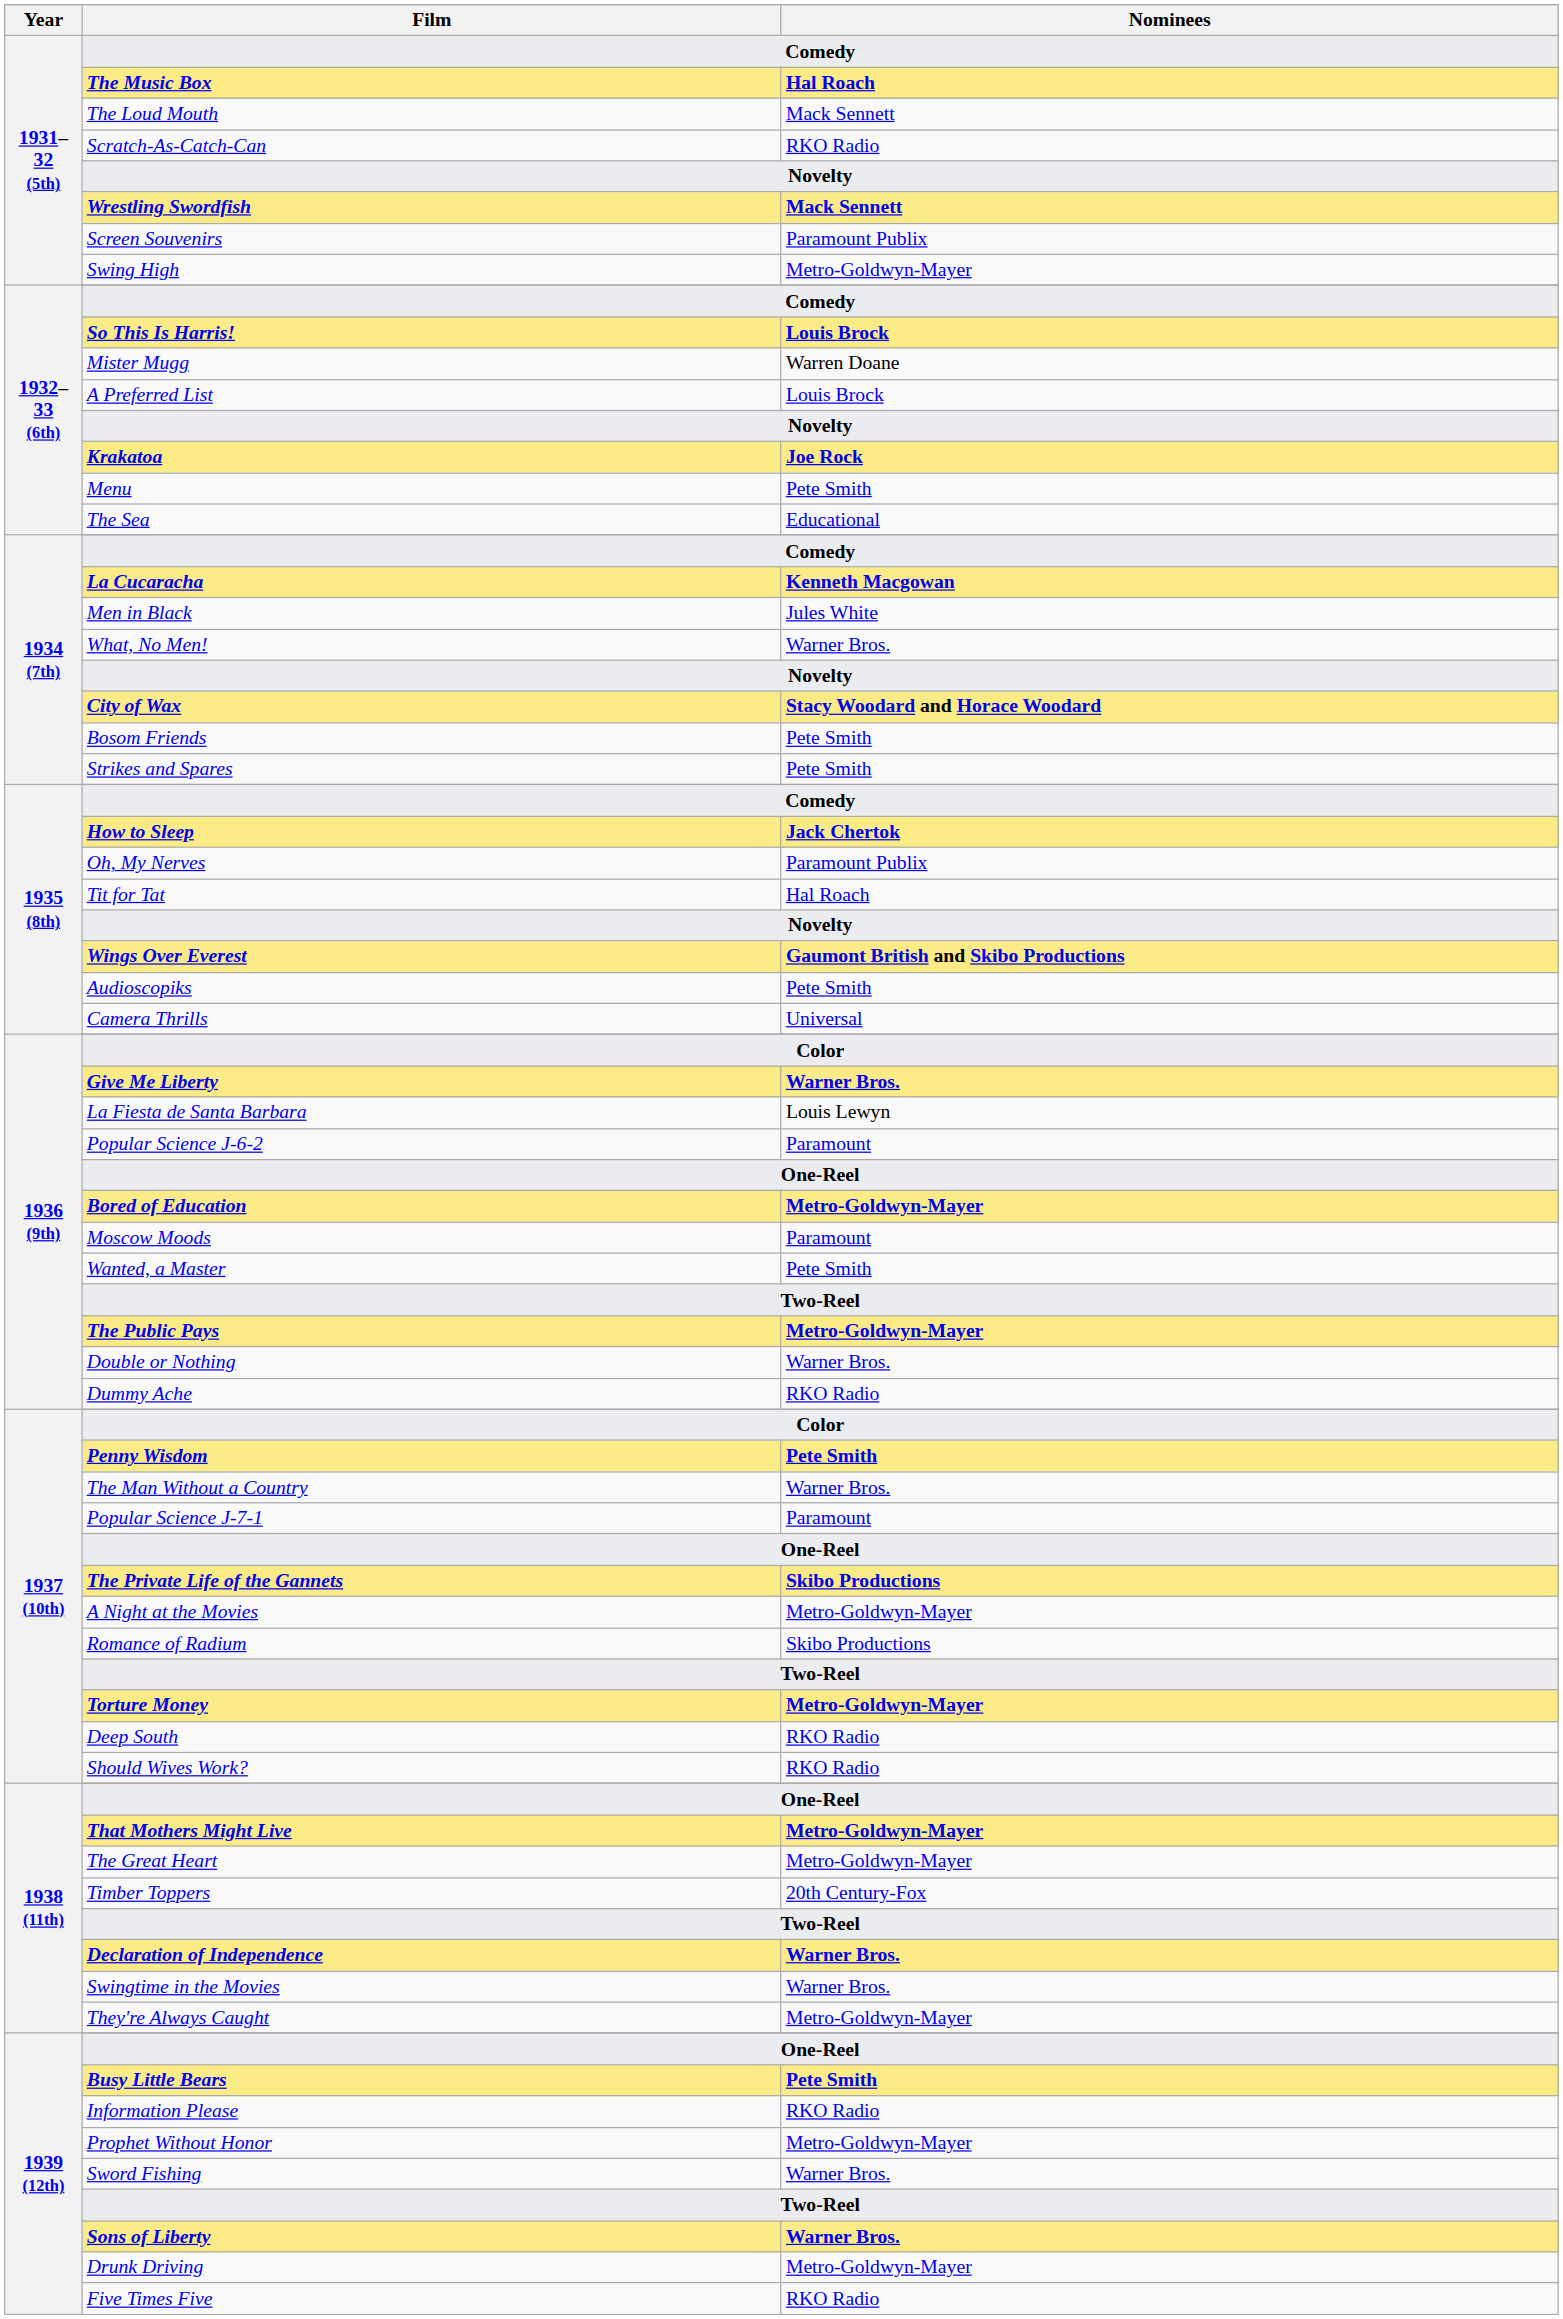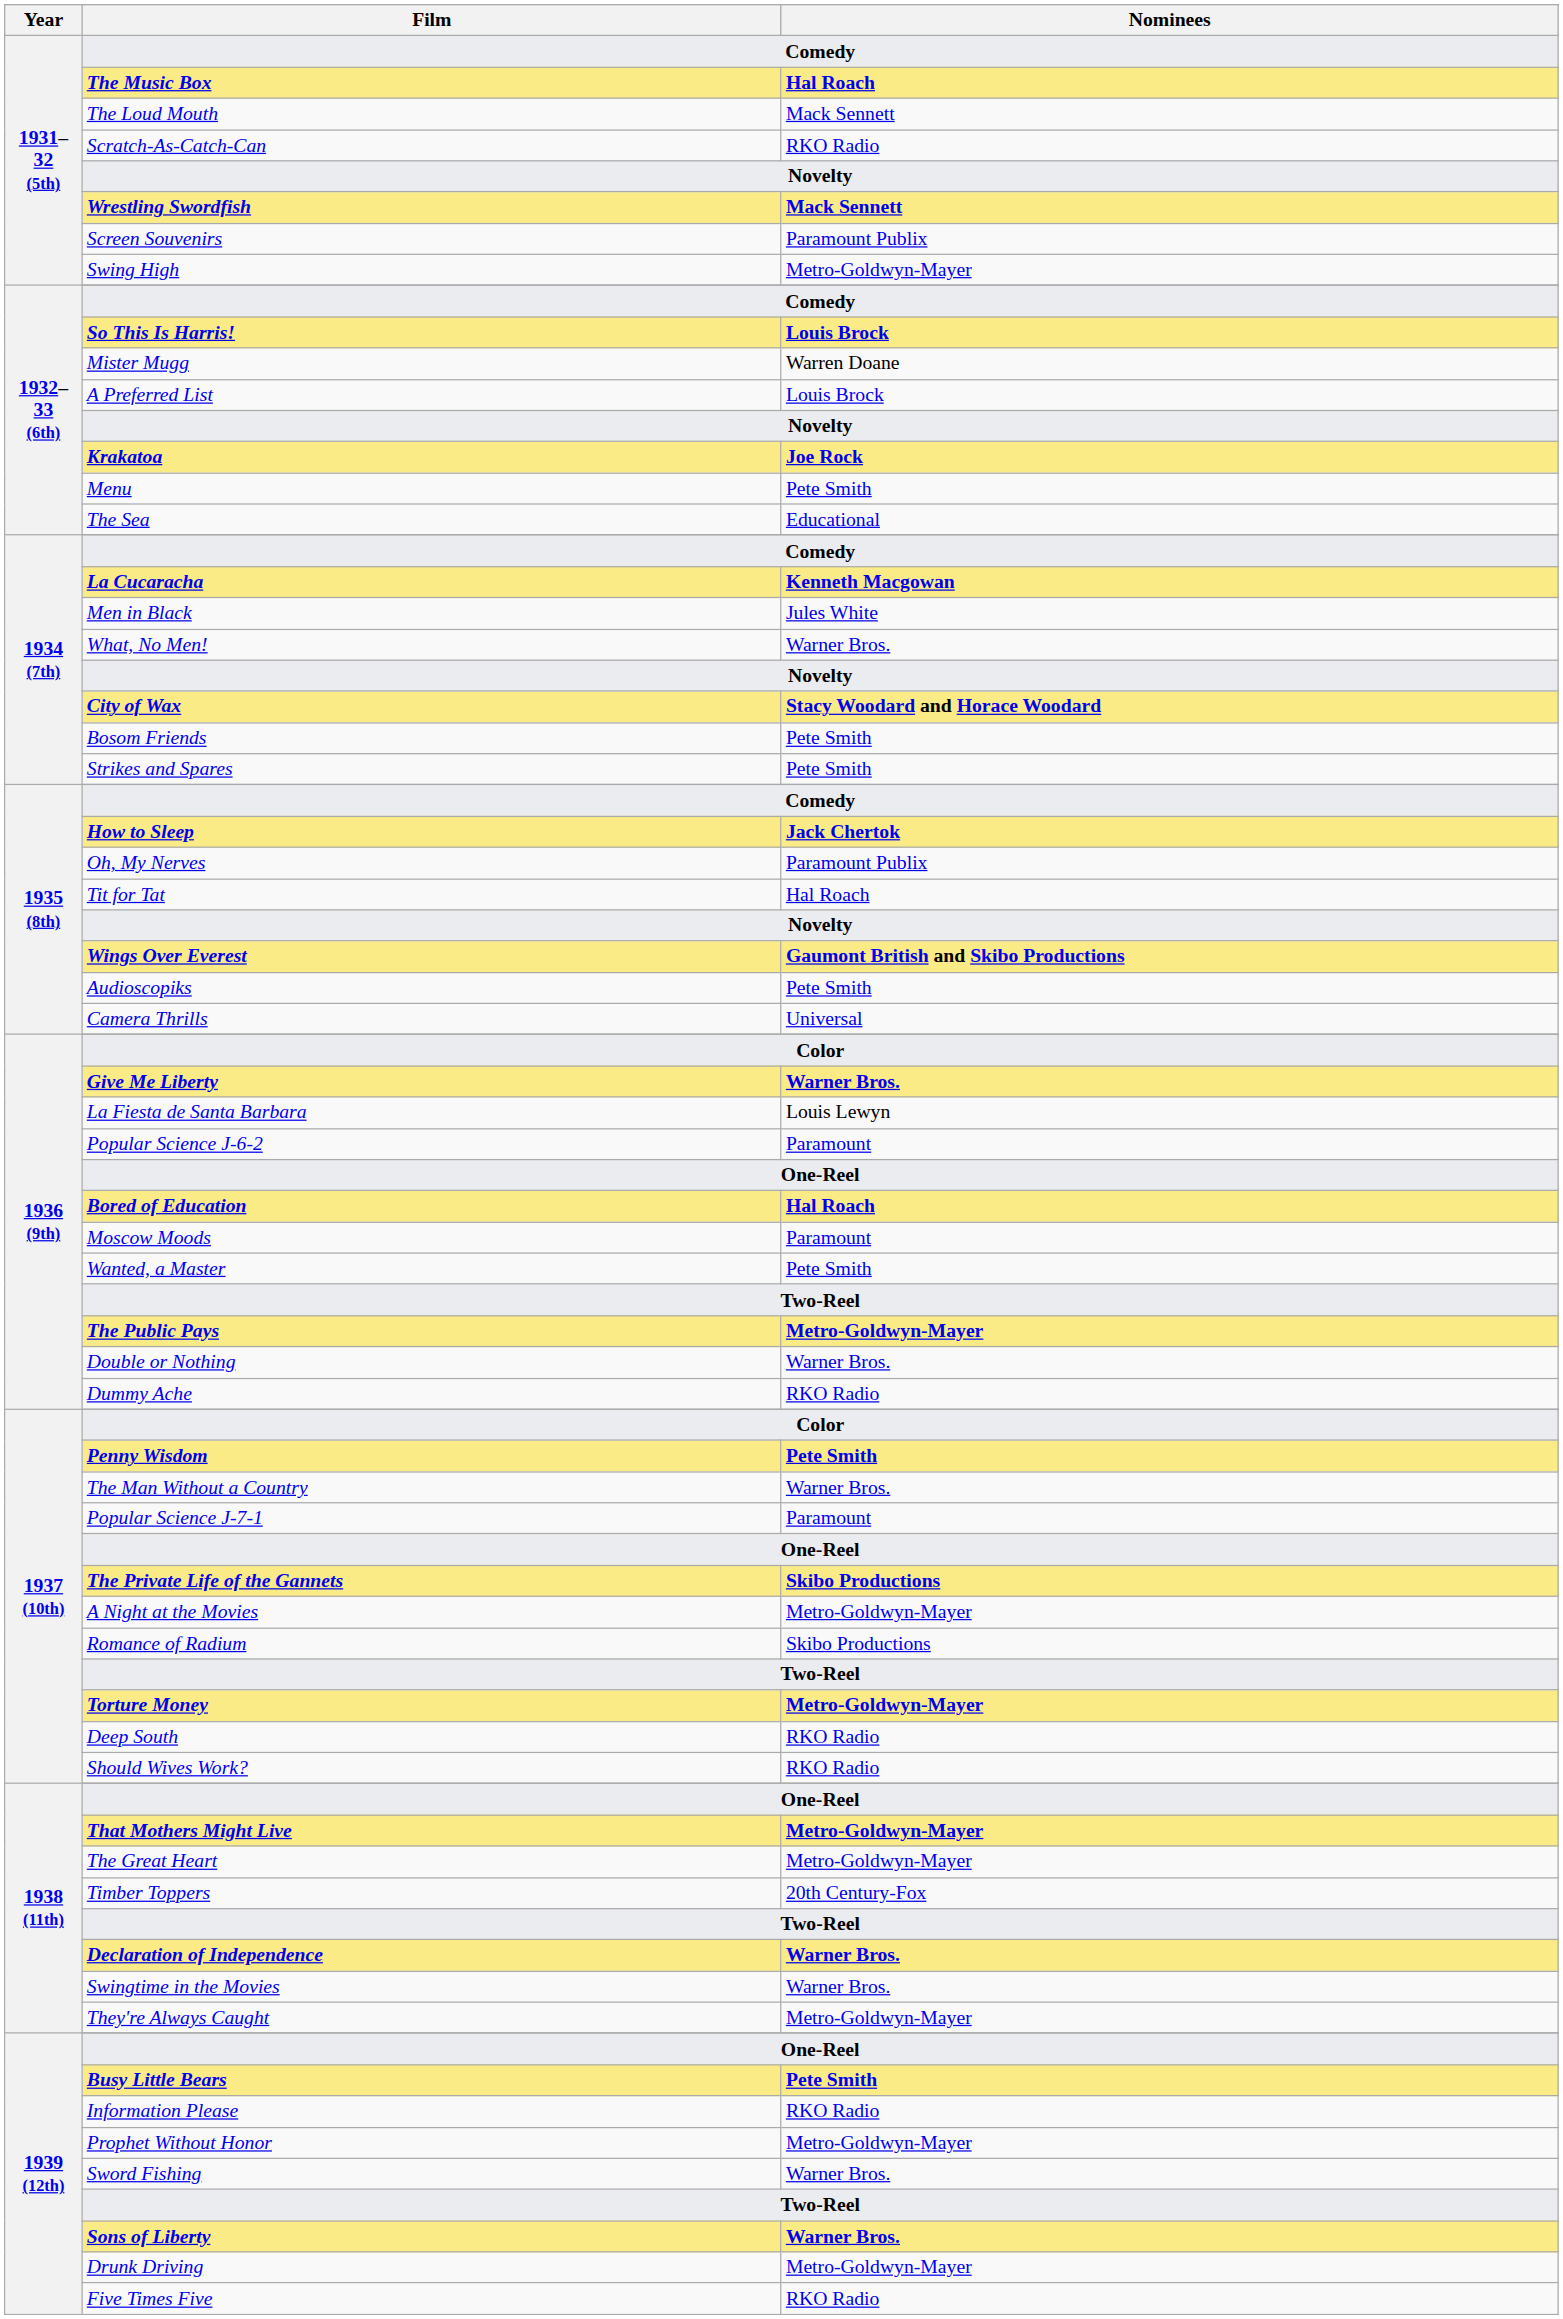(885, 1206) Metro-Goldwyn-Mayer -> (830, 1206) Hal Roach
